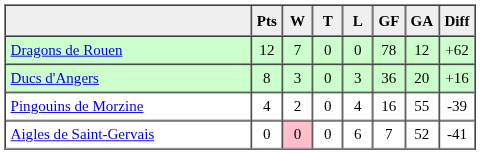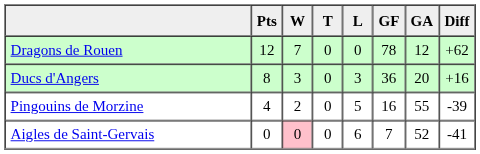(358, 106) 4 -> (358, 106) 5
